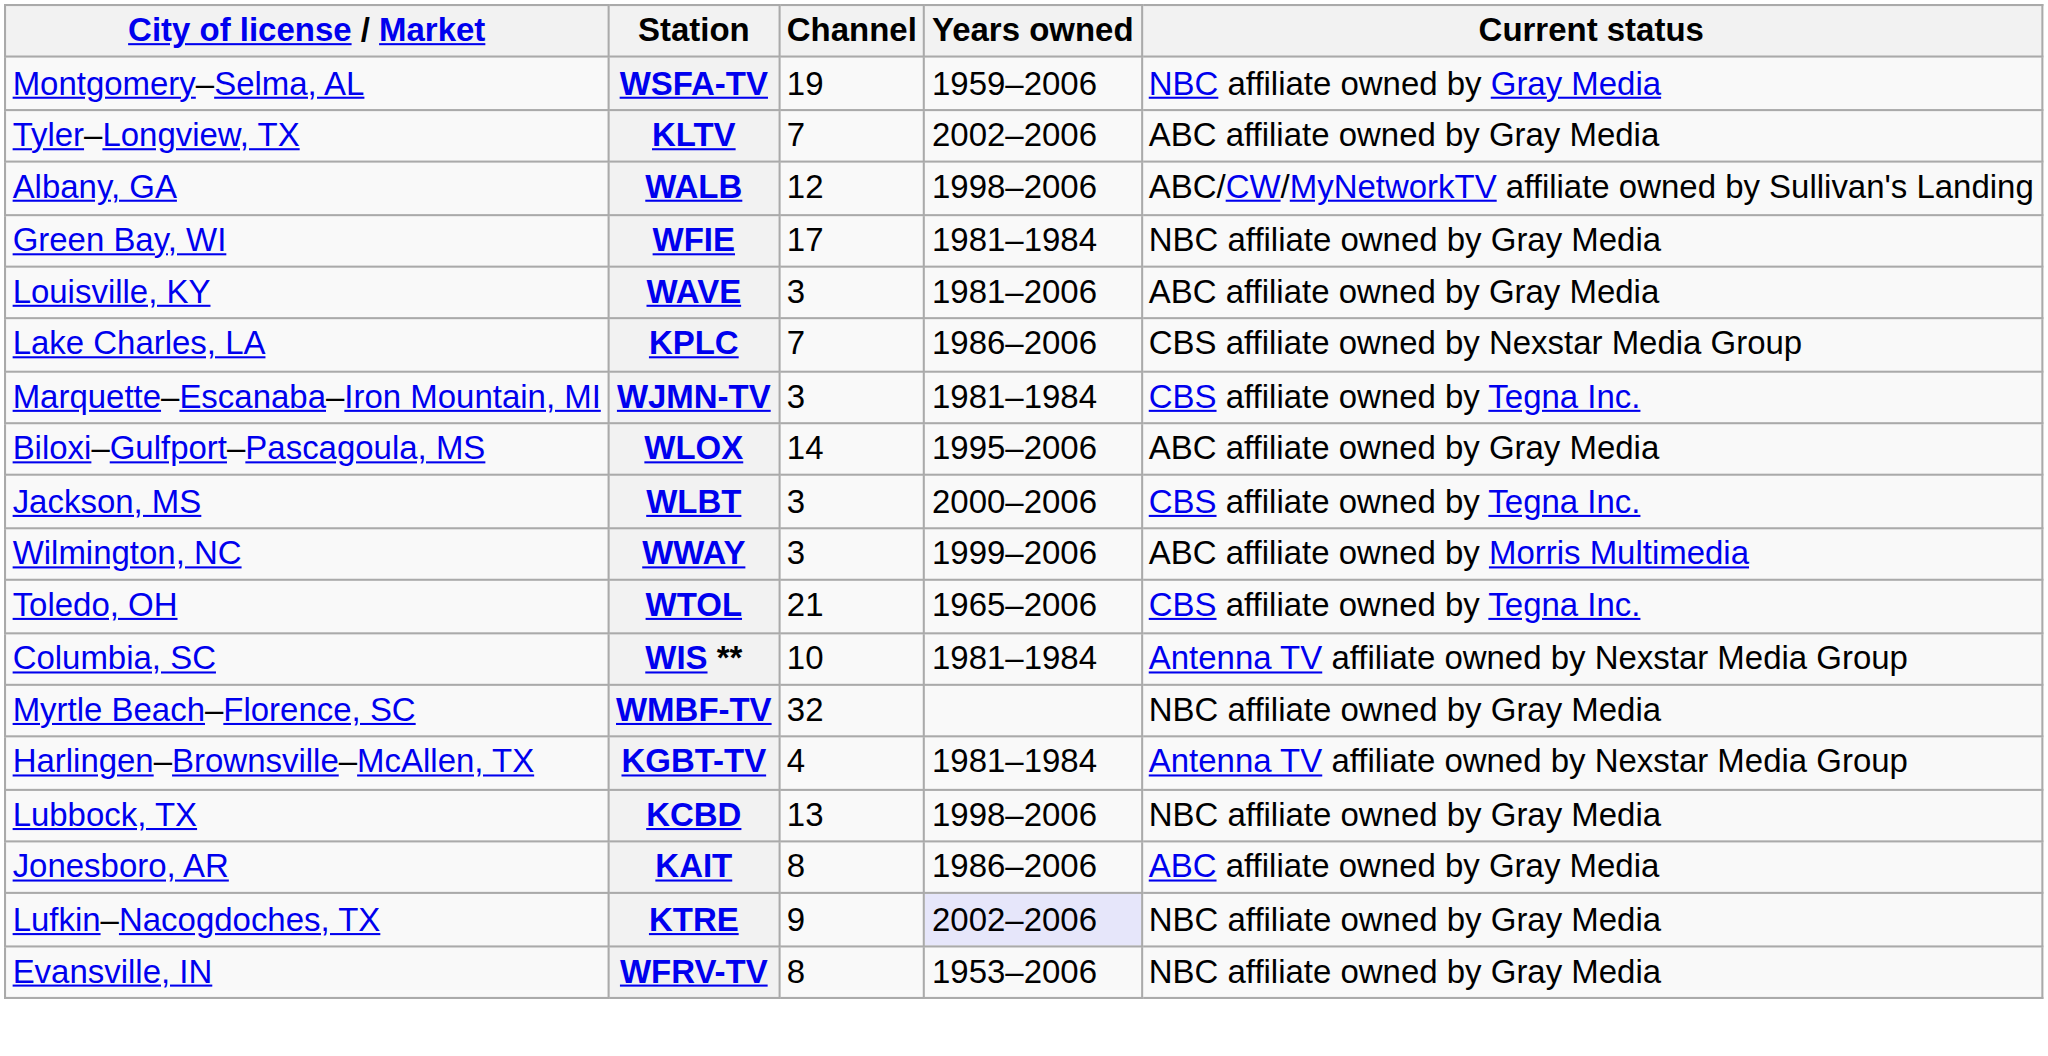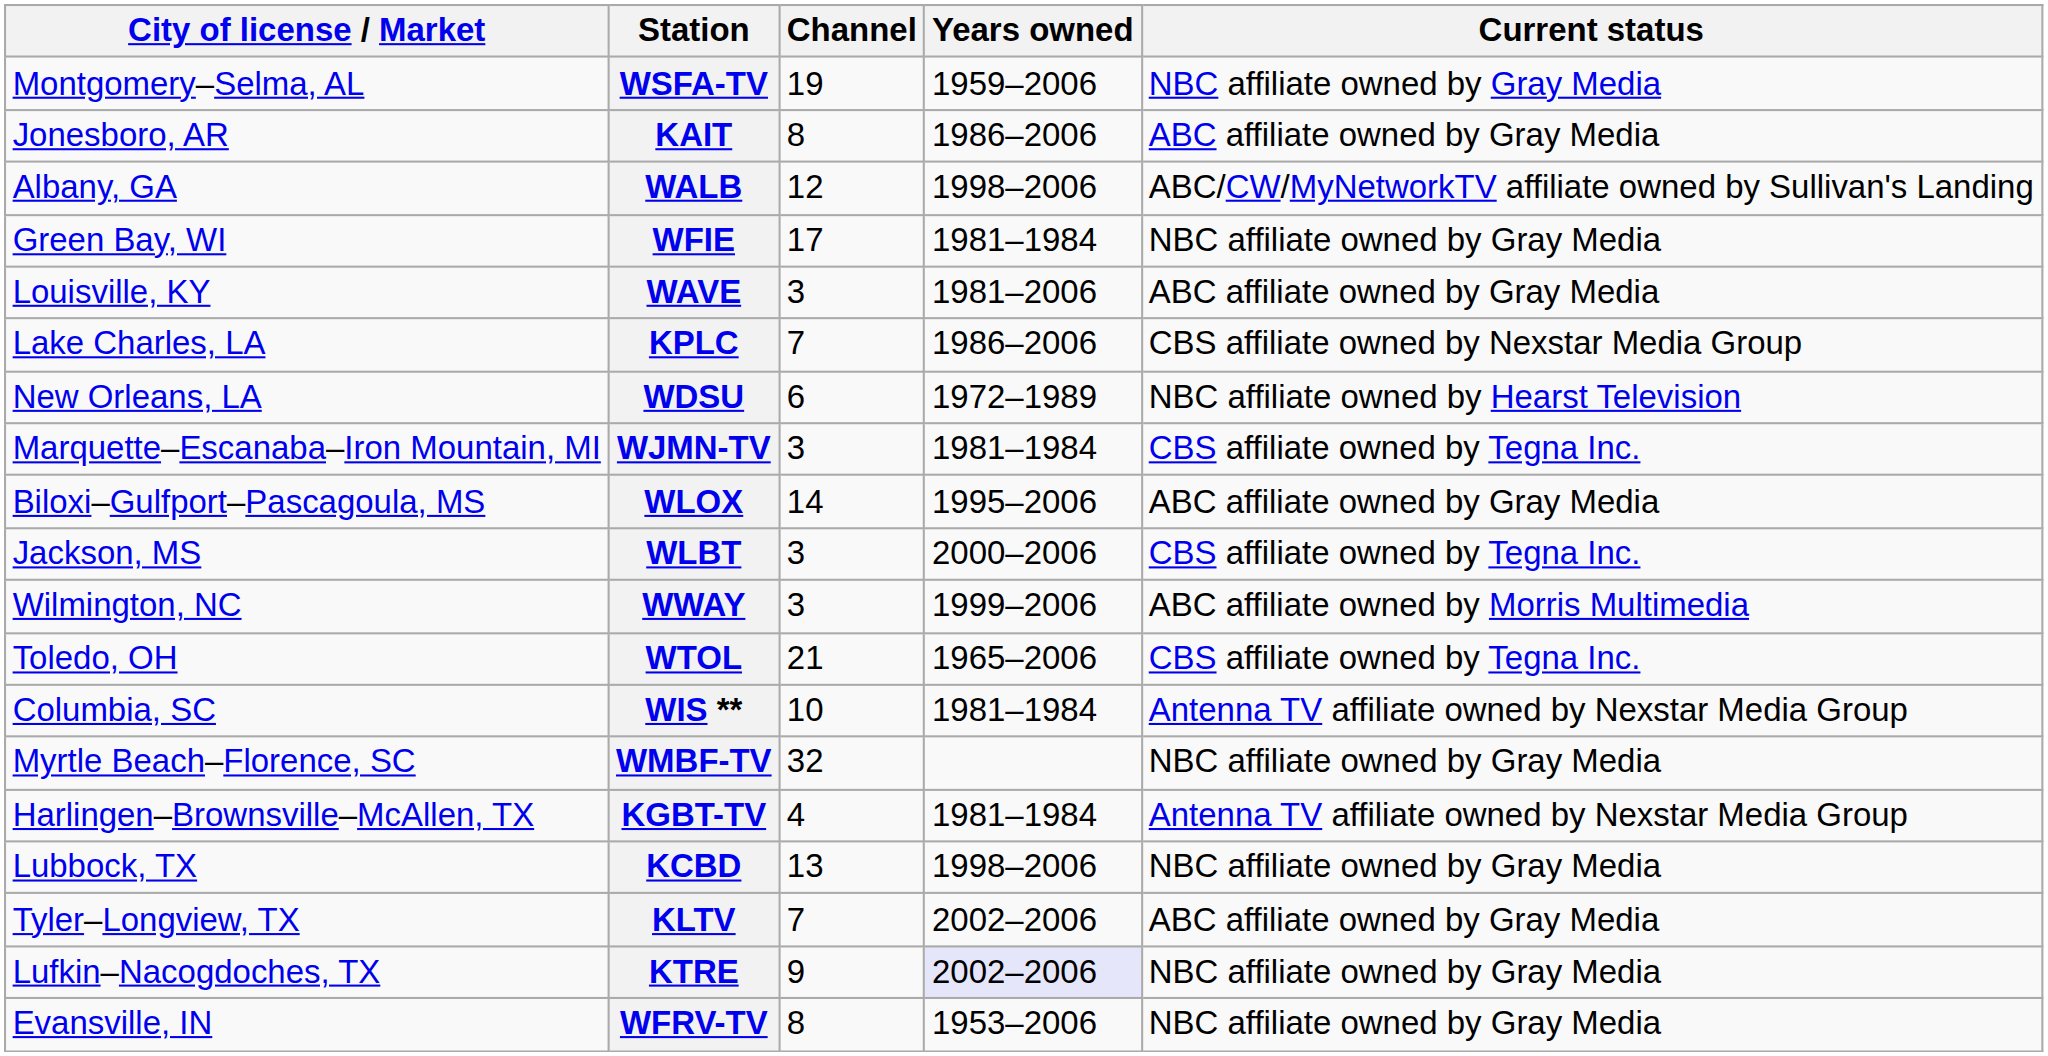rows swapped: (694, 866) <-> (694, 135)
+ row: (694, 396)
